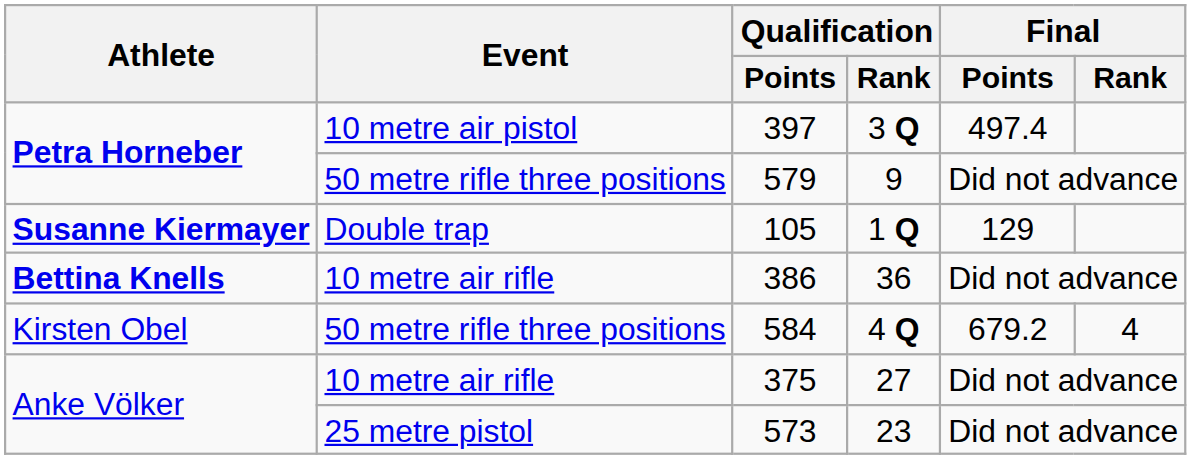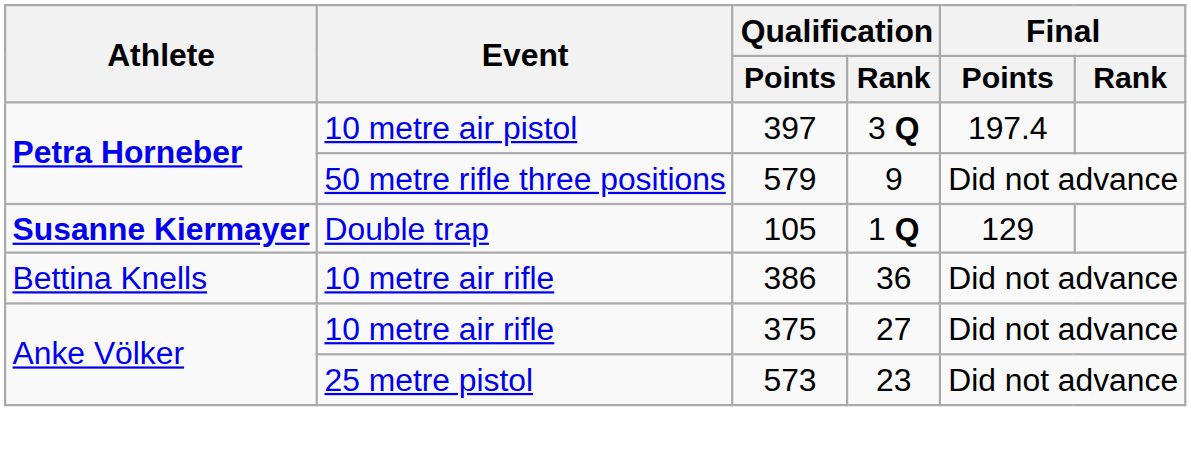(1008, 128) 497.4 -> (1008, 128) 197.4
(119, 279) bold -> (110, 279) normal
- row: (790, 329)
